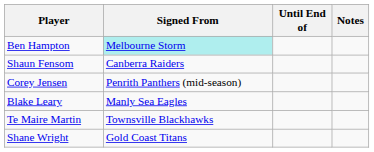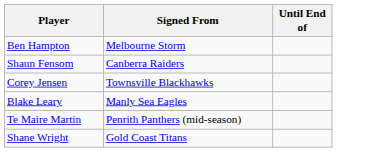- column: (350, 20)
(146, 45) paleturquoise background -> (146, 45) no background
(174, 82) Penrith Panthers (mid-season) -> (160, 82) Townsville Blackhawks
(160, 120) Townsville Blackhawks -> (174, 120) Penrith Panthers (mid-season)
